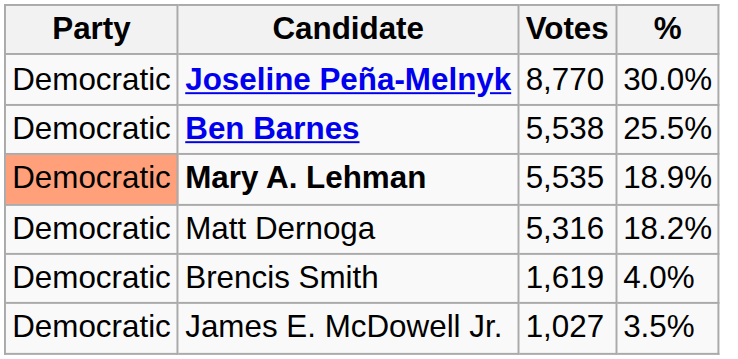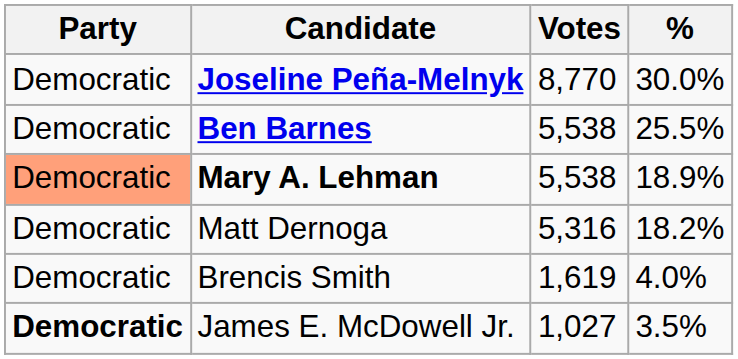(565, 178) 5,535 -> (577, 178) 5,538
(91, 327) normal -> (98, 327) bold
